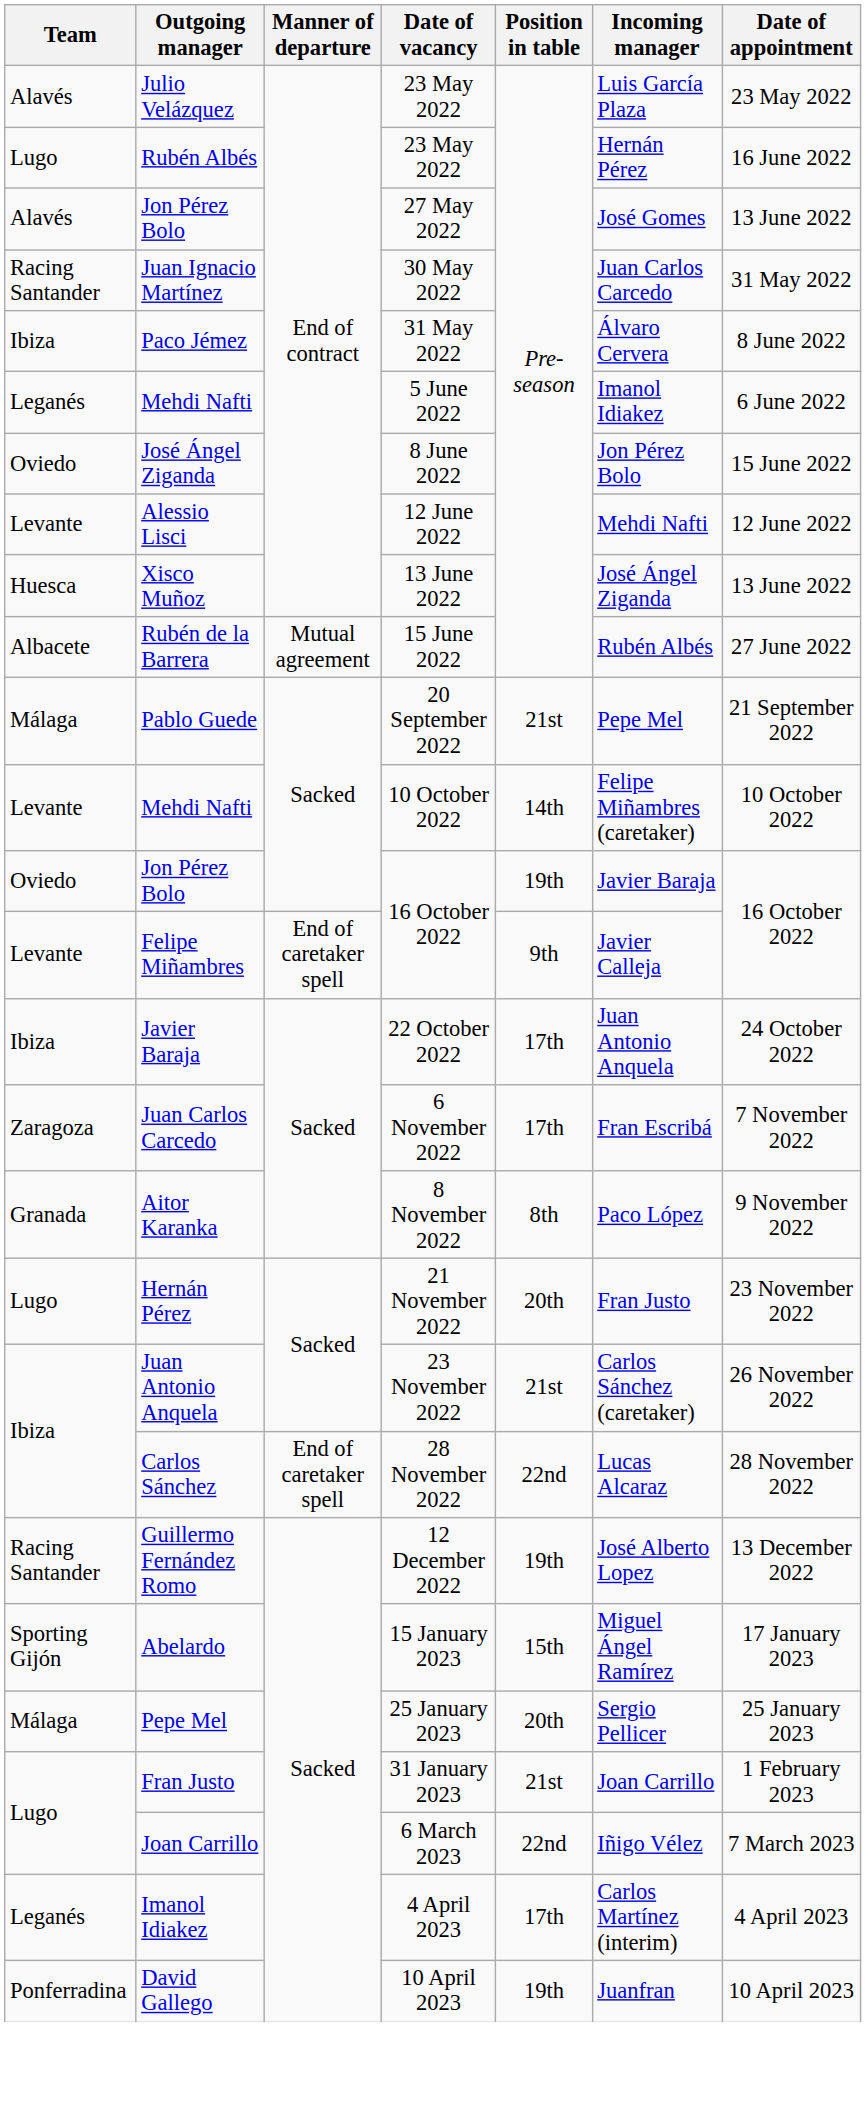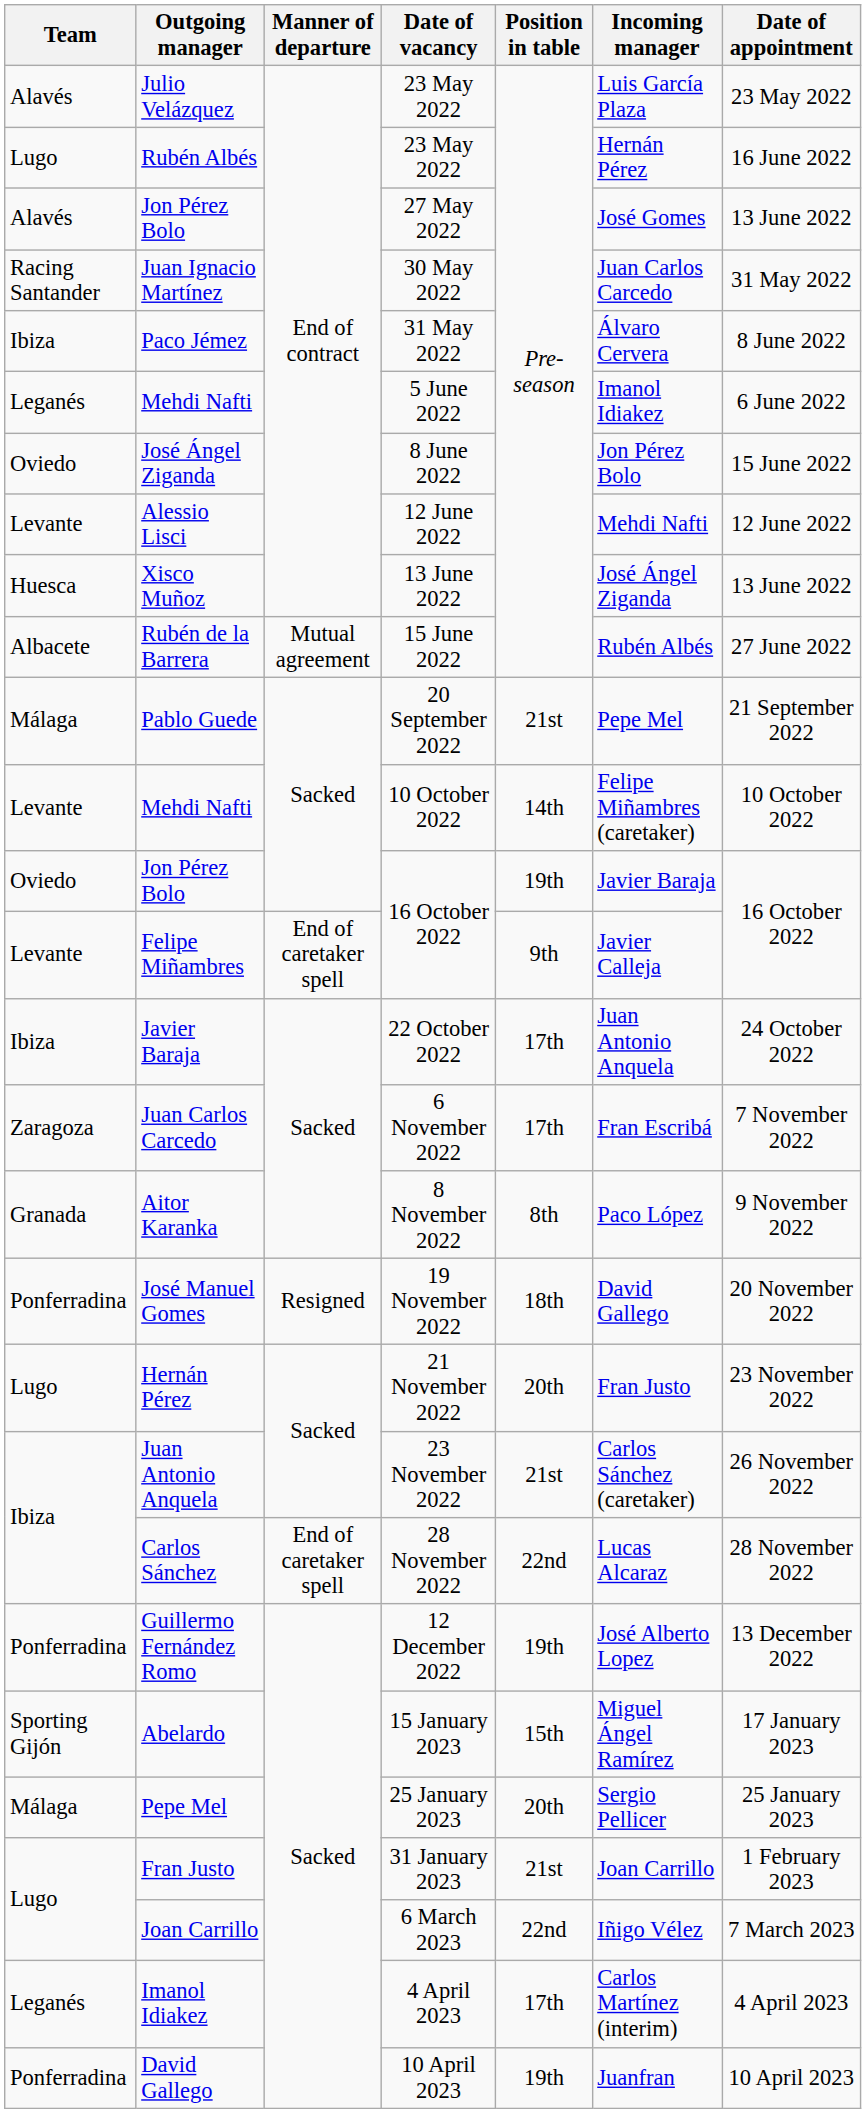+ row: (198, 1300)
(55, 1560) Racing Santander -> (68, 1647) Ponferradina
